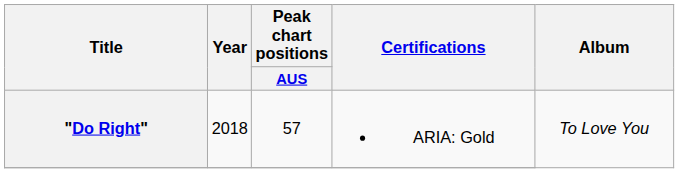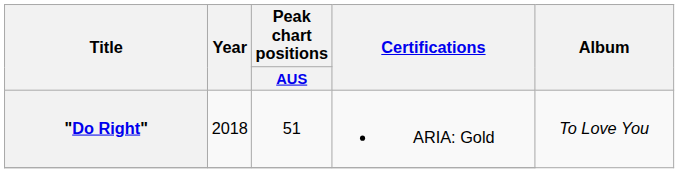(292, 128) 57 -> (292, 128) 51
